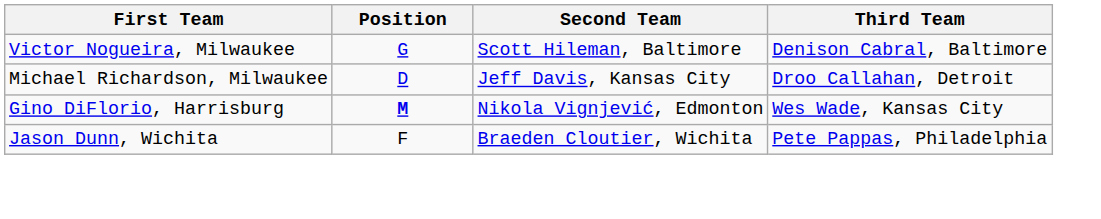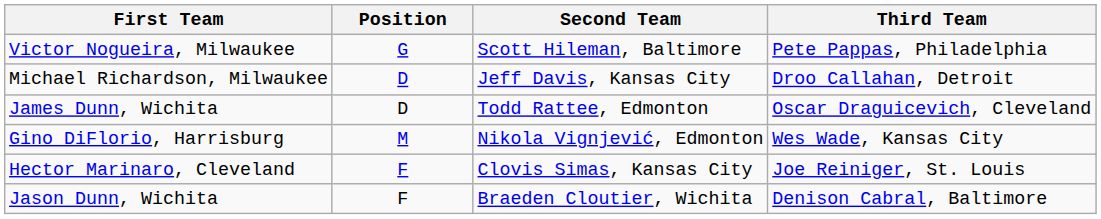(910, 50) Denison Cabral, Baltimore -> (910, 50) Pete Pappas, Philadelphia
+ row: (114, 109)
(403, 109) bold -> (403, 139) normal
+ row: (152, 169)
(910, 139) Pete Pappas, Philadelphia -> (910, 199) Denison Cabral, Baltimore
